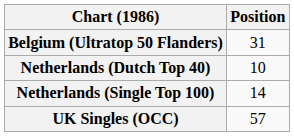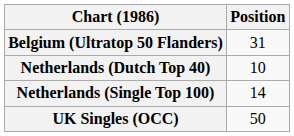(258, 118) 57 -> (258, 118) 50
